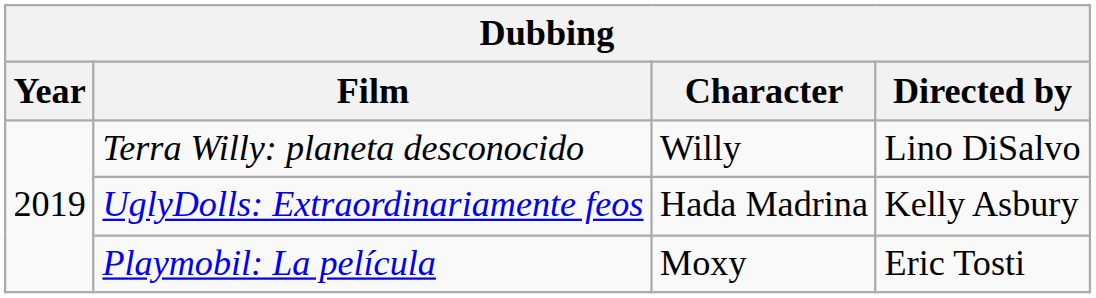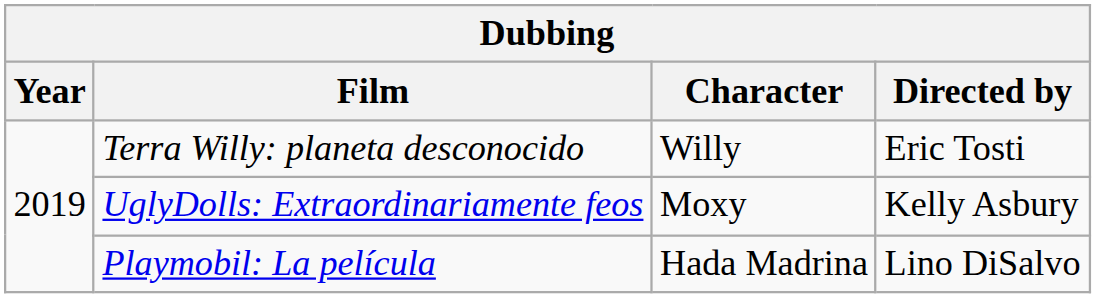(983, 147) Lino DiSalvo -> (955, 147) Eric Tosti
(764, 205) Hada Madrina -> (703, 205) Moxy
(703, 262) Moxy -> (764, 262) Hada Madrina
(955, 262) Eric Tosti -> (983, 262) Lino DiSalvo
